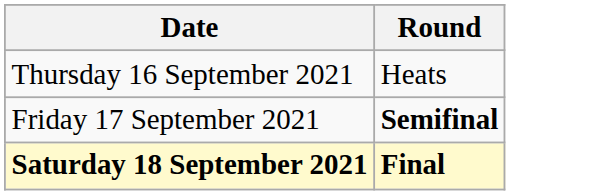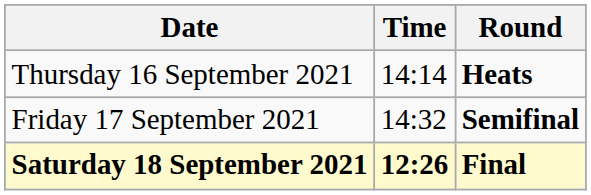+ column: (415, 27)
(414, 73) normal -> (497, 73) bold
